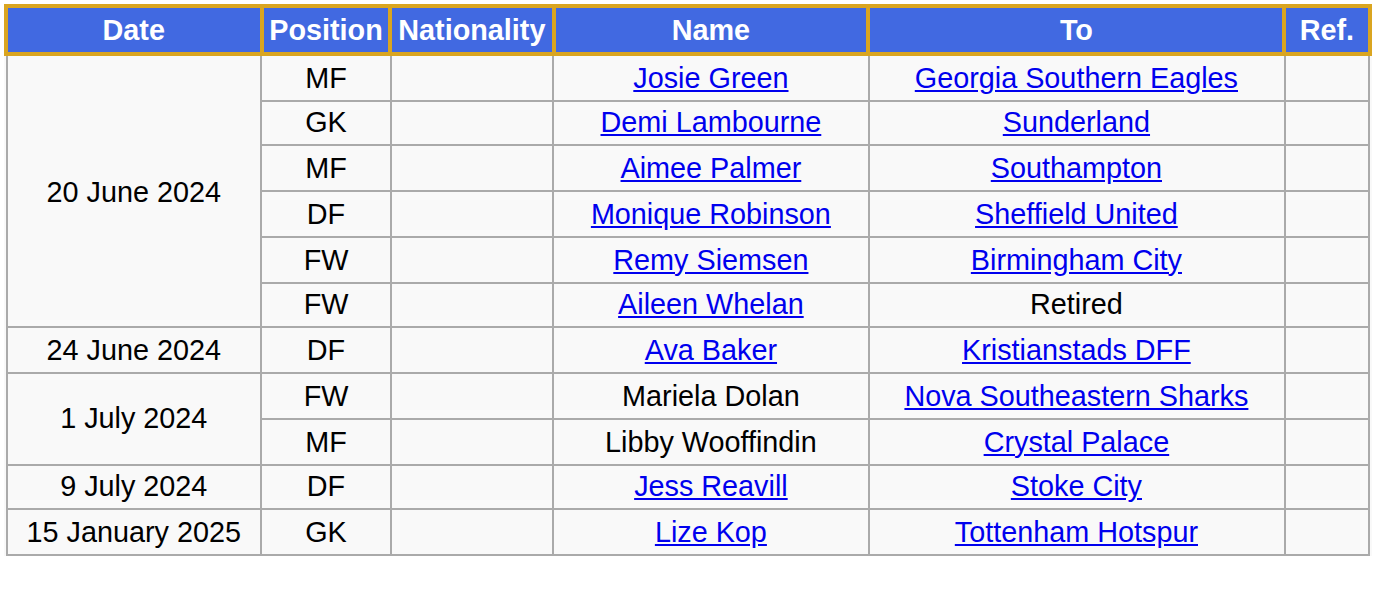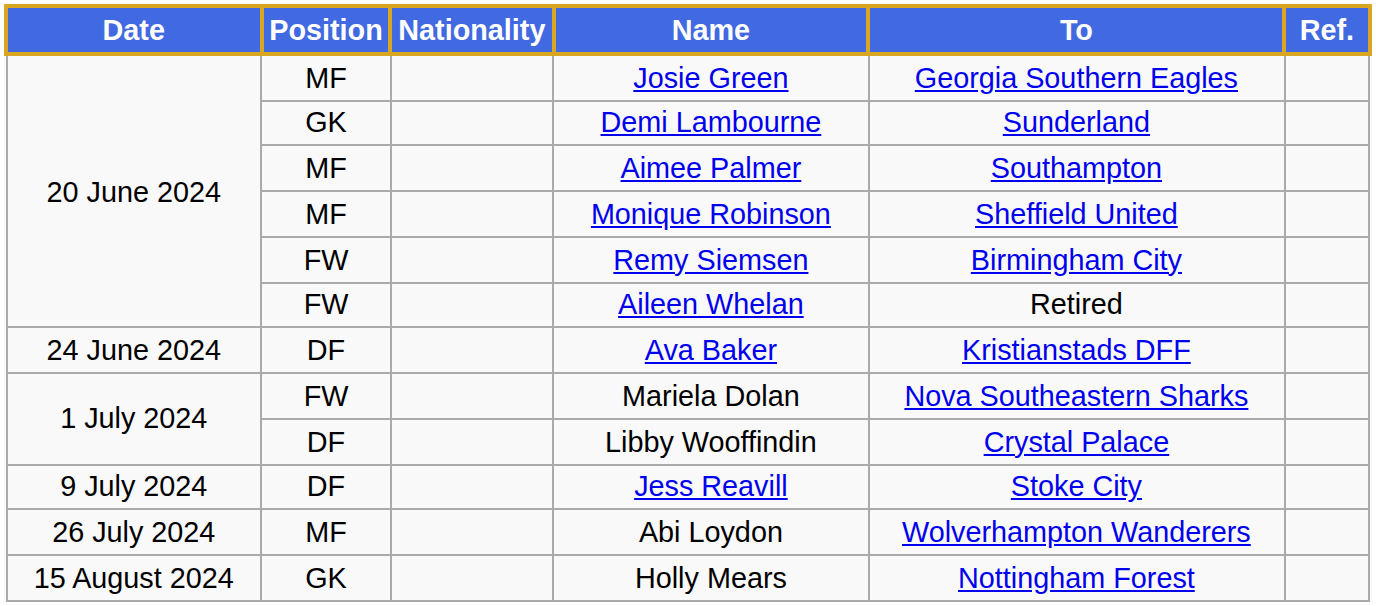(326, 214) DF -> (326, 214) MF
(326, 442) MF -> (326, 442) DF
+ row: (711, 533)
+ row: (711, 578)
- row: (711, 533)
